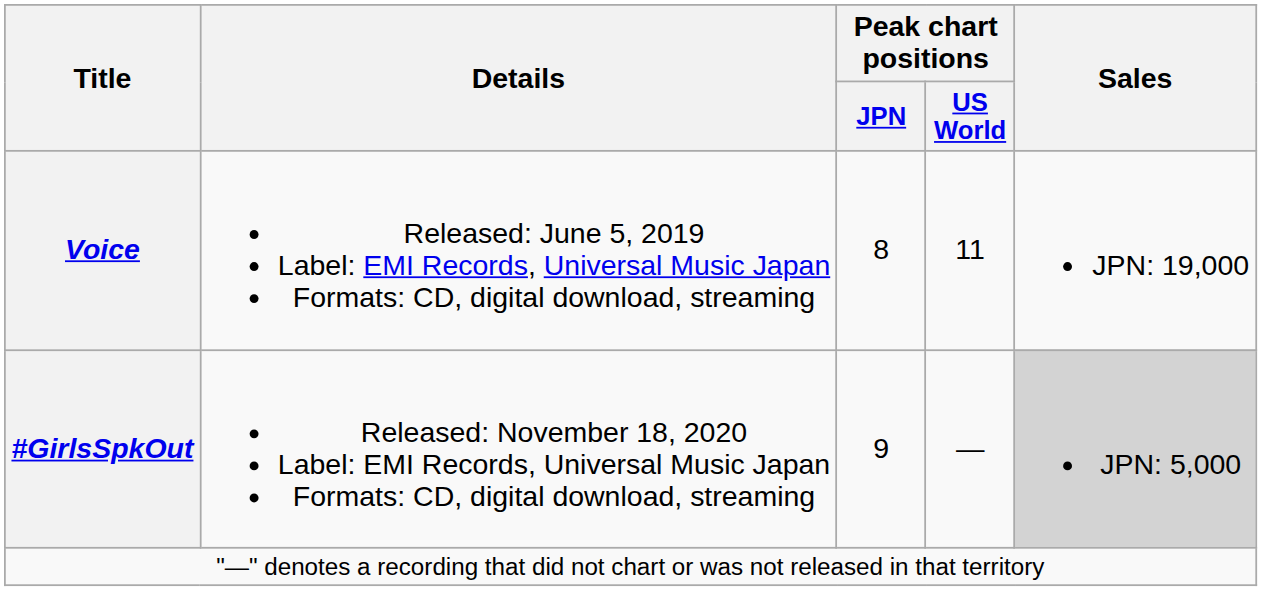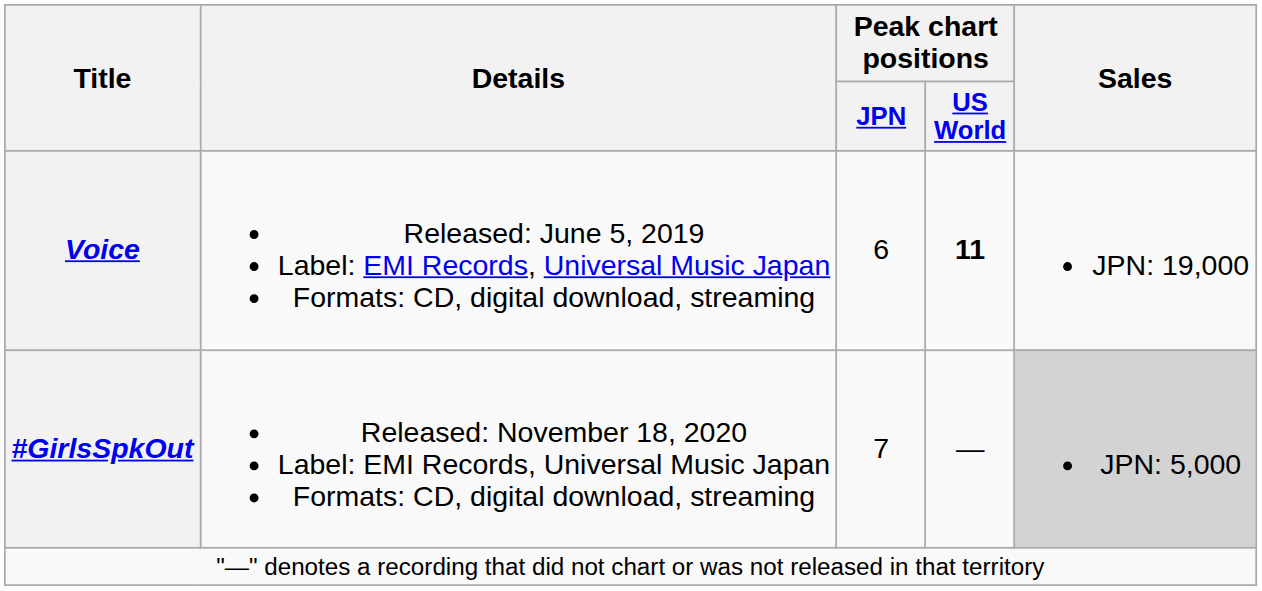(881, 249) 8 -> (881, 249) 6
(970, 249) normal -> (970, 249) bold
(881, 448) 9 -> (881, 448) 7
